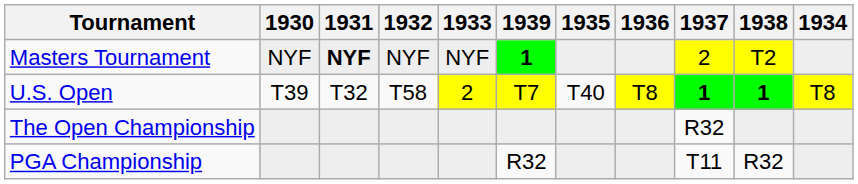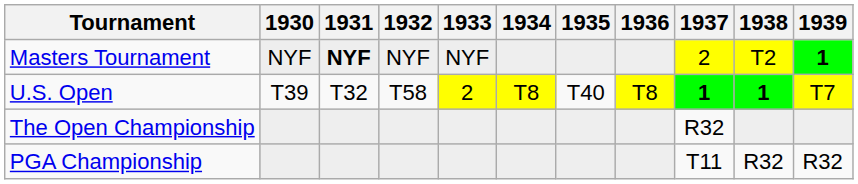columns swapped: (823, 22) <-> (526, 22)
